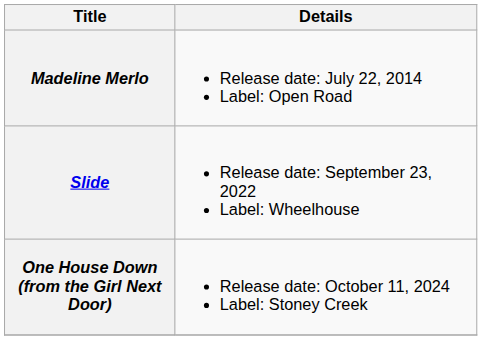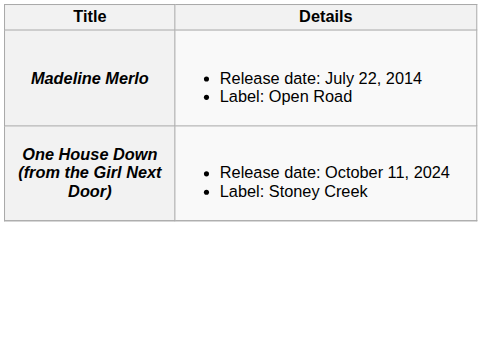- row: (90, 182)
